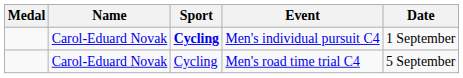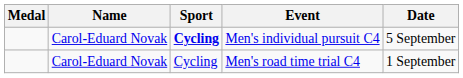(421, 38) 1 September -> (421, 38) 5 September
(421, 61) 5 September -> (421, 61) 1 September
